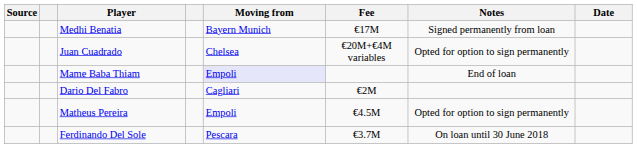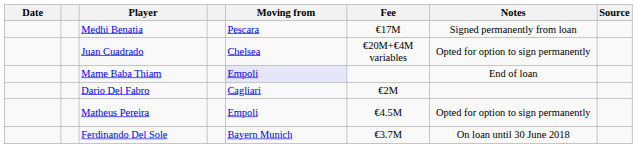columns swapped: (604, 12) <-> (22, 12)
(238, 29) Bayern Munich -> (243, 29) Pescara
(222, 135) Pescara -> (260, 135) Bayern Munich
